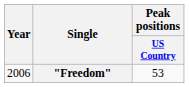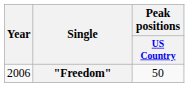(158, 73) 53 -> (158, 73) 50
